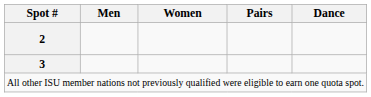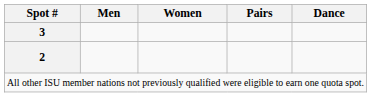rows swapped: (42, 63) <-> (42, 38)
